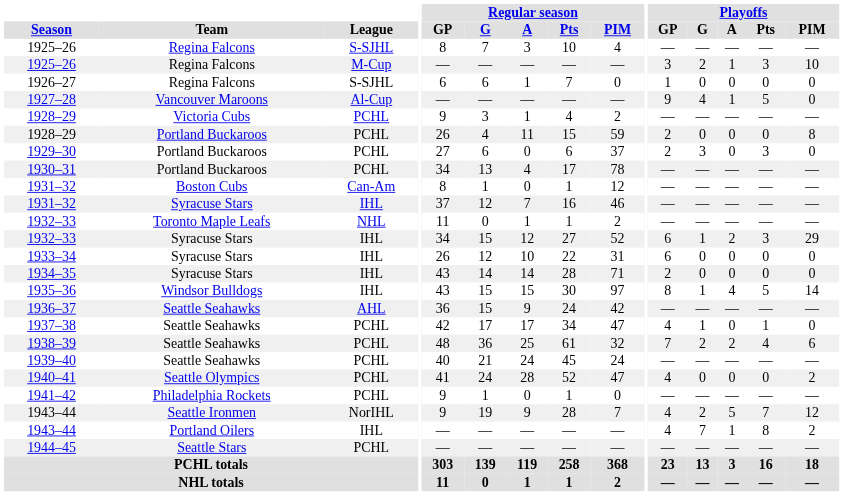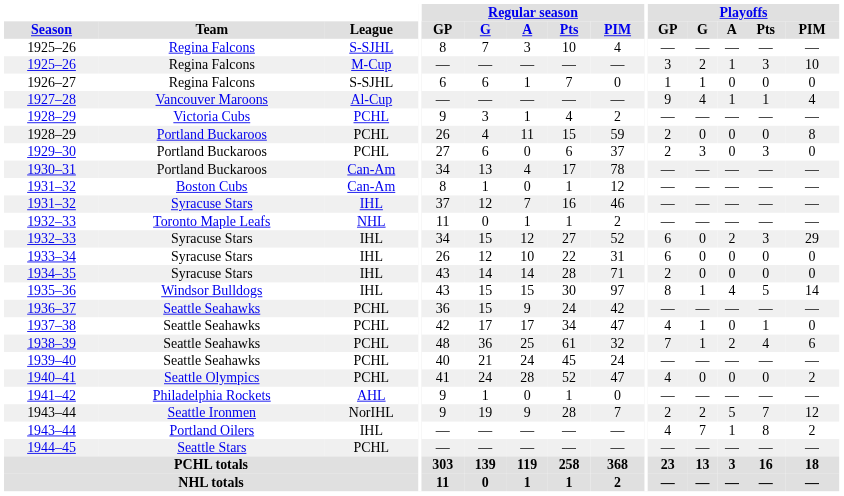(702, 82) 0 -> (702, 82) 1
(766, 99) 5 -> (766, 99) 1
(812, 99) 0 -> (812, 99) 4
(371, 169) PCHL -> (371, 169) Can-Am
(702, 238) 1 -> (702, 238) 0
(371, 308) AHL -> (371, 308) PCHL
(702, 343) 2 -> (702, 343) 1
(371, 395) PCHL -> (371, 395) AHL
(668, 412) 4 -> (668, 412) 2
